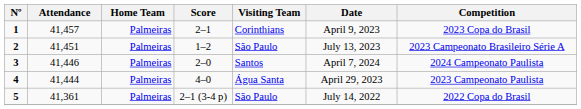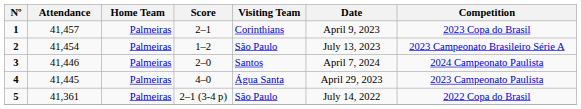(65, 46) 41,451 -> (65, 46) 41,454
(65, 79) 41,444 -> (65, 79) 41,445
